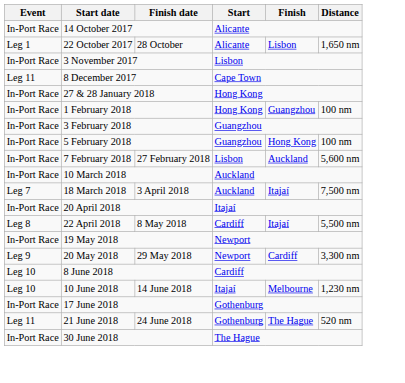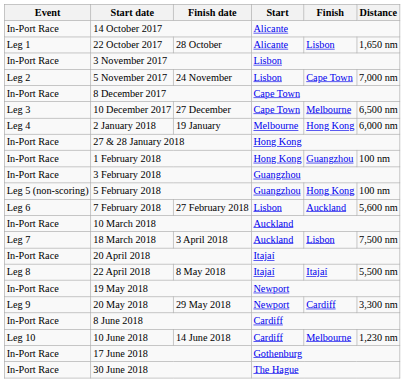+ row: (130, 77)
(21, 77) Leg 11 -> (33, 93) In-Port Race
+ row: (132, 110)
+ row: (125, 126)
(33, 142) In-Port Race -> (48, 191) Leg 5 (non-scoring)
(33, 158) In-Port Race -> (18, 207) Leg 6
(278, 191) Itajaí -> (320, 239) Lisbon
(229, 223) Cardiff -> (264, 272) Itajaí
(21, 272) Leg 10 -> (33, 321) In-Port Race
(225, 288) Itajaí -> (268, 337) Cardiff
- row: (91, 321)
